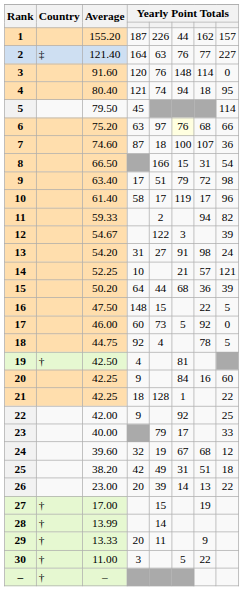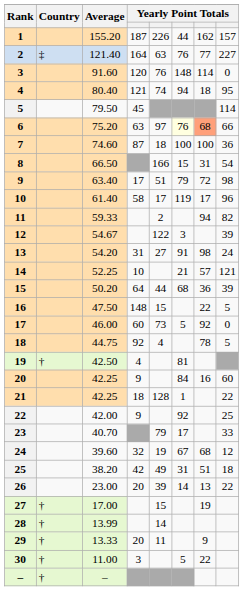(205, 126) no background -> (205, 126) lightsalmon background
(205, 144) 107 -> (205, 144) 100
(105, 433) 40.00 -> (105, 433) 40.70
